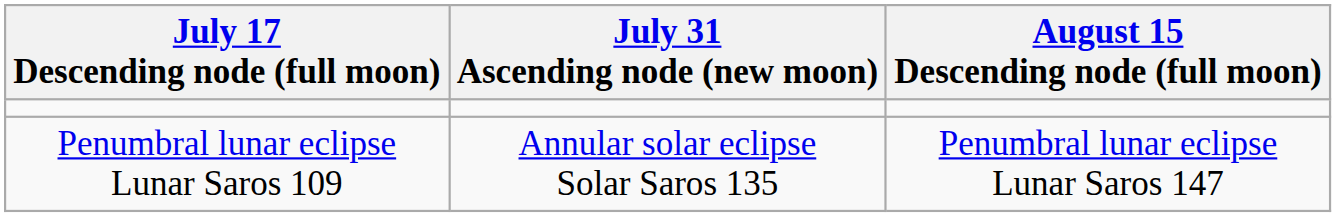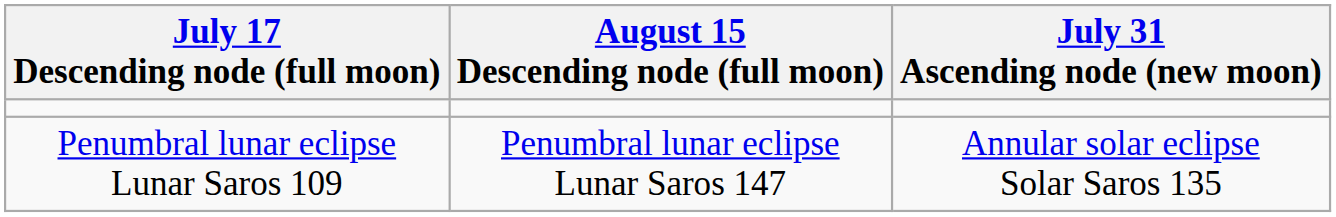columns swapped: (667, 51) <-> (1108, 51)
